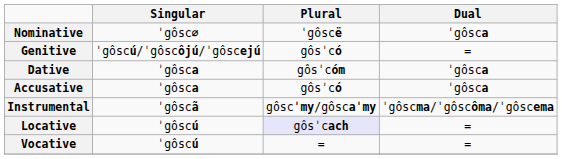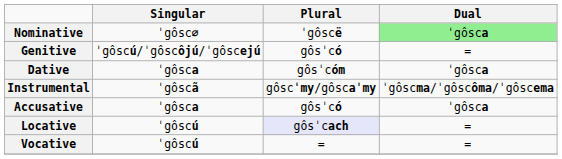(468, 32) no background -> (468, 32) lightgreen background
rows swapped: (48, 88) <-> (48, 107)
